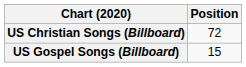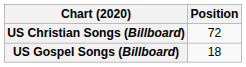(214, 52) 15 -> (214, 52) 18
